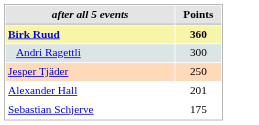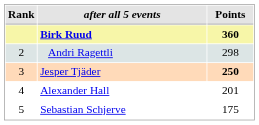+ column: (21, 14)
(198, 53) 300 -> (230, 53) 298
(198, 72) normal -> (230, 72) bold
